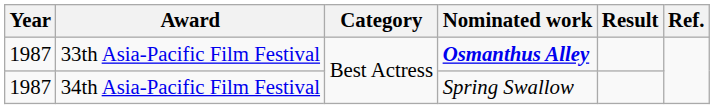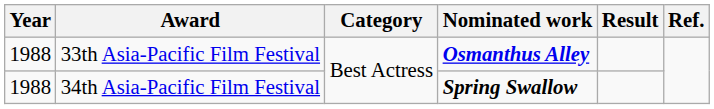(30, 53) 1987 -> (30, 53) 1988
(30, 86) 1987 -> (30, 86) 1988
(508, 86) normal -> (510, 86) bold
